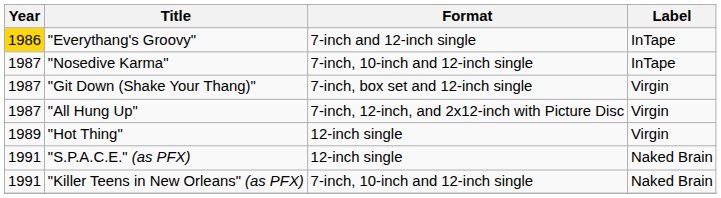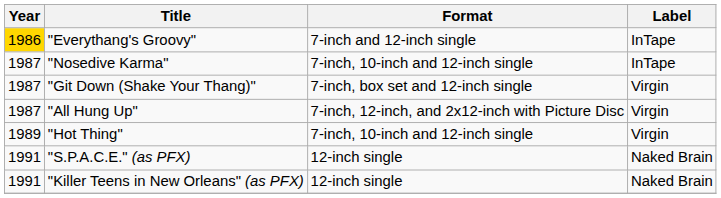(357, 134) 12-inch single -> (422, 134) 7-inch, 10-inch and 12-inch single
(422, 181) 7-inch, 10-inch and 12-inch single -> (357, 181) 12-inch single
